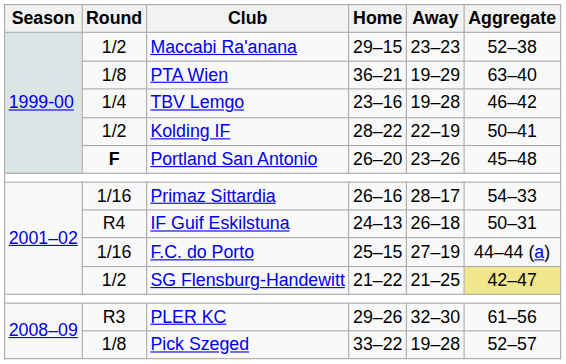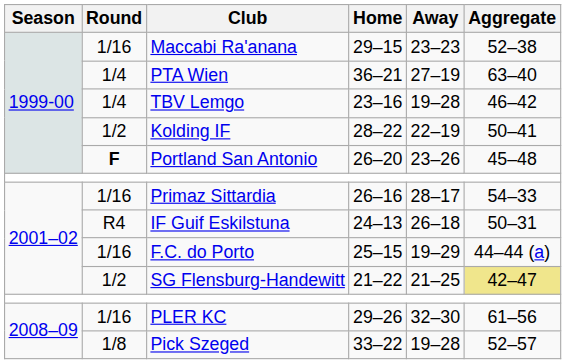(114, 46) 1/2 -> (114, 46) 1/16
(114, 74) 1/8 -> (114, 74) 1/4
(435, 74) 19–29 -> (435, 74) 27–19
(435, 252) 27–19 -> (435, 252) 19–29
(114, 316) R3 -> (114, 316) 1/16
